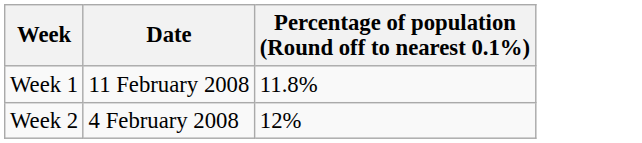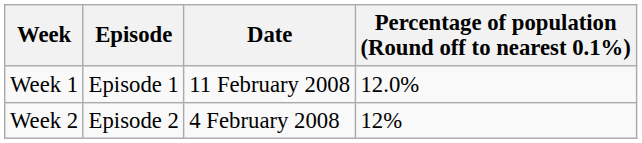+ column: (134, 35)
(289, 84) 11.8% -> (390, 84) 12.0%
